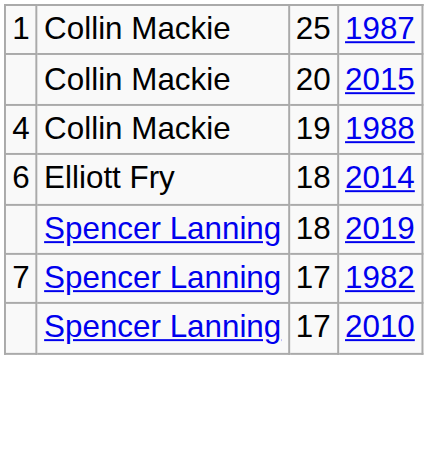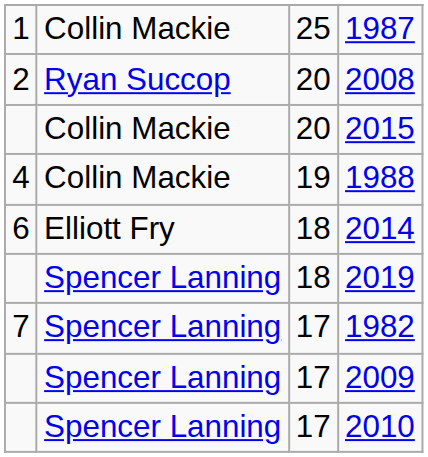+ row: (380, 79)
+ row: (380, 377)
